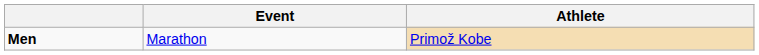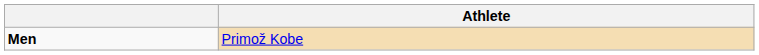- column: (275, 16)
